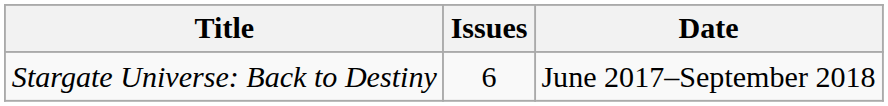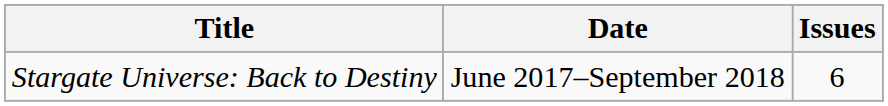columns swapped: (708, 28) <-> (489, 28)
